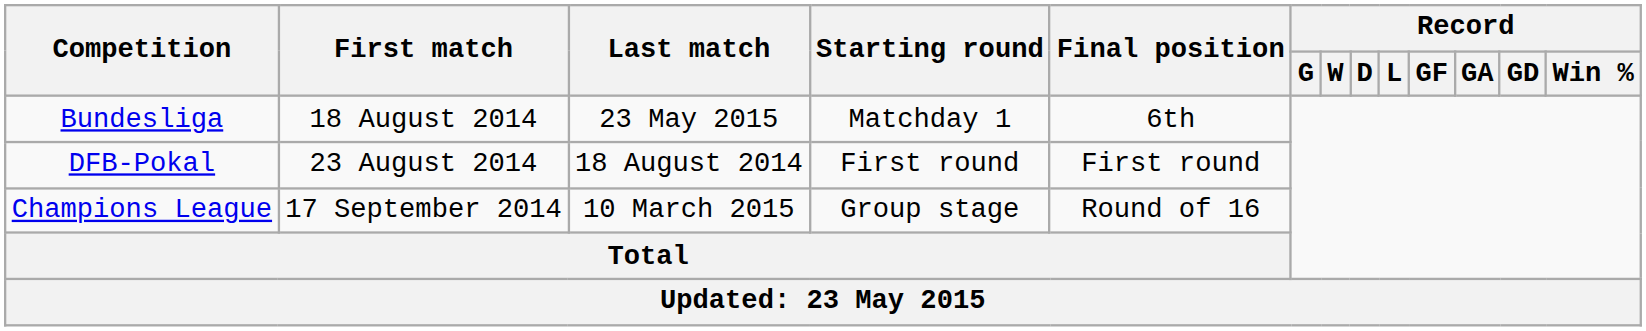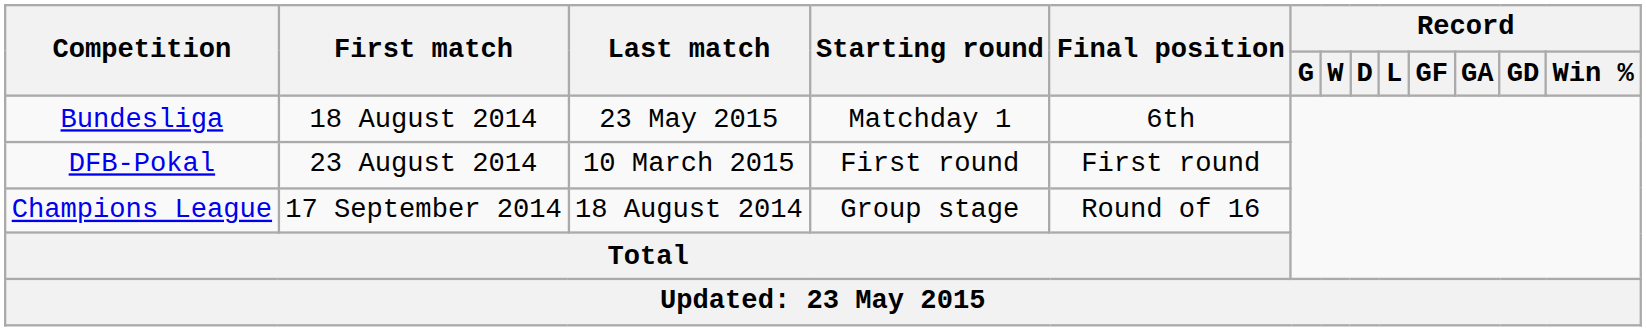(689, 164) 18 August 2014 -> (689, 164) 10 March 2015
(689, 210) 10 March 2015 -> (689, 210) 18 August 2014
